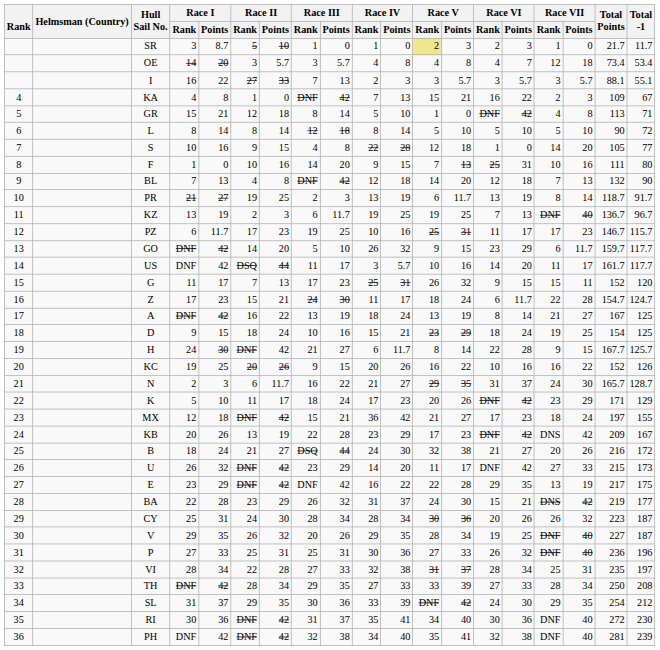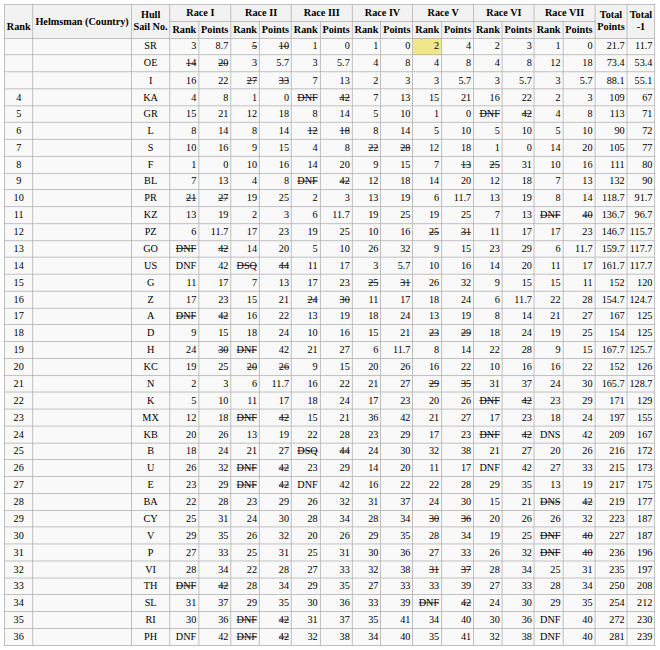(469, 47) 3 -> (469, 47) 4
(529, 63) 7 -> (529, 63) 8
